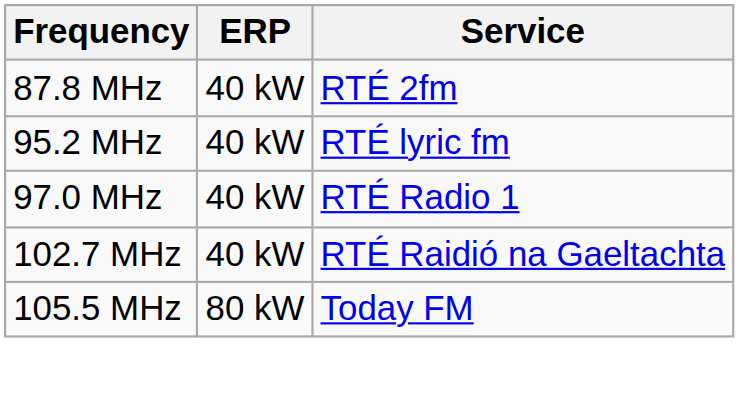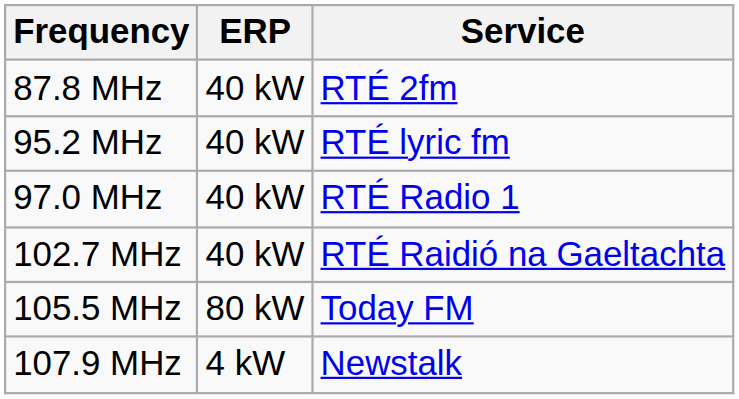+ row: (97, 364)
